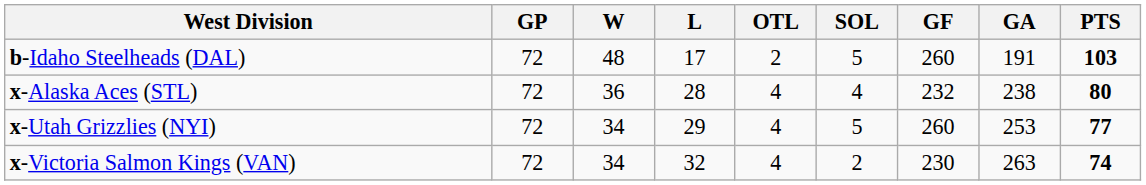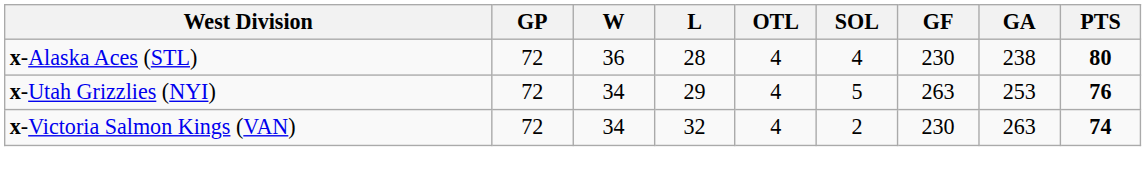- row: (128, 57)
(938, 92) 232 -> (938, 57) 230
(938, 127) 260 -> (938, 92) 263
(1100, 127) 77 -> (1100, 92) 76
